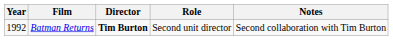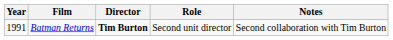(16, 27) 1992 -> (16, 27) 1991
